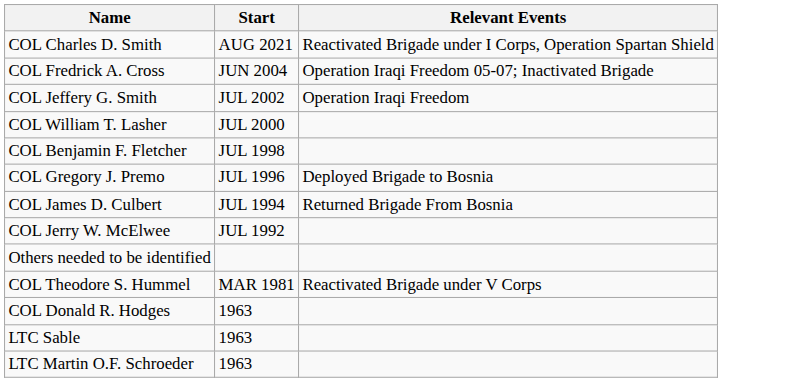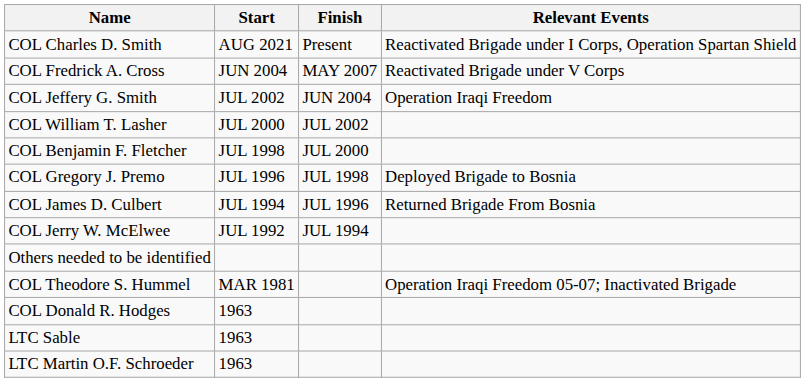+ column: (340, 17)
(478, 71) Operation Iraqi Freedom 05-07; Inactivated Brigade -> (505, 71) Reactivated Brigade under V Corps
(422, 284) Reactivated Brigade under V Corps -> (561, 284) Operation Iraqi Freedom 05-07; Inactivated Brigade
